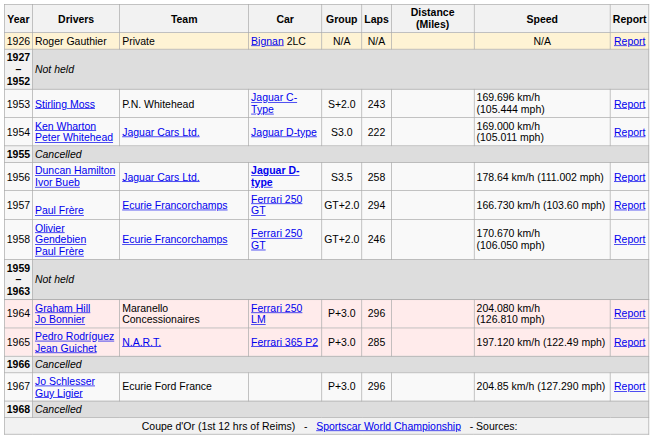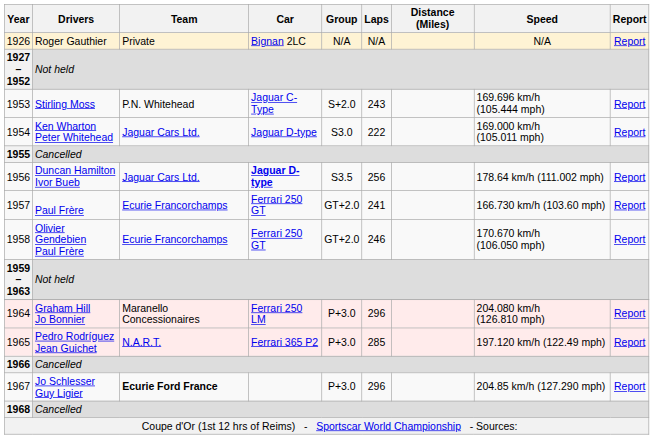(377, 177) 258 -> (377, 177) 256
(377, 205) 294 -> (377, 205) 241
(167, 387) normal -> (170, 387) bold
